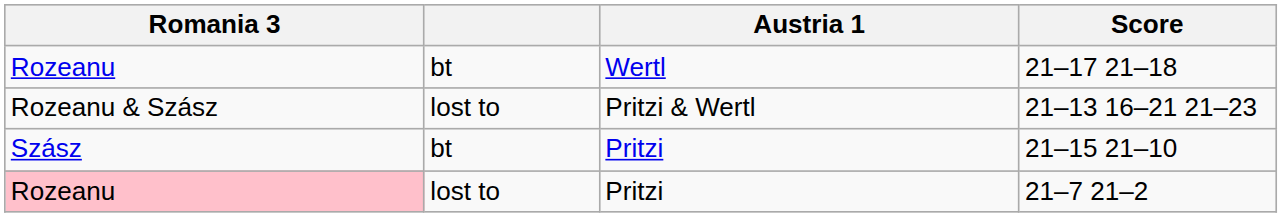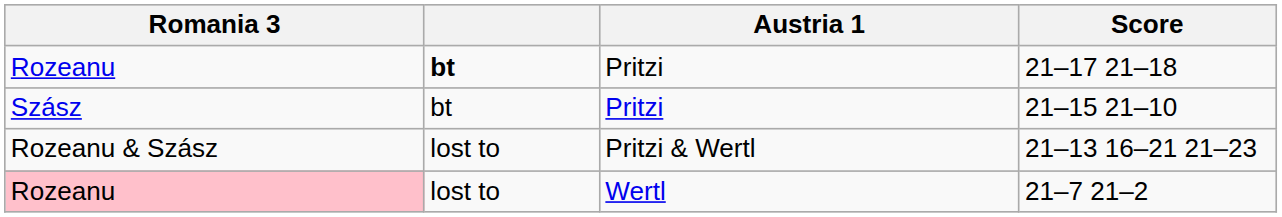(441, 66) normal -> (443, 66) bold
(636, 66) Wertl -> (634, 66) Pritzi
rows swapped: (1101, 149) <-> (1141, 107)
(634, 190) Pritzi -> (636, 190) Wertl
